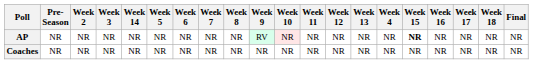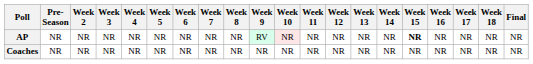columns swapped: (389, 17) <-> (134, 17)
